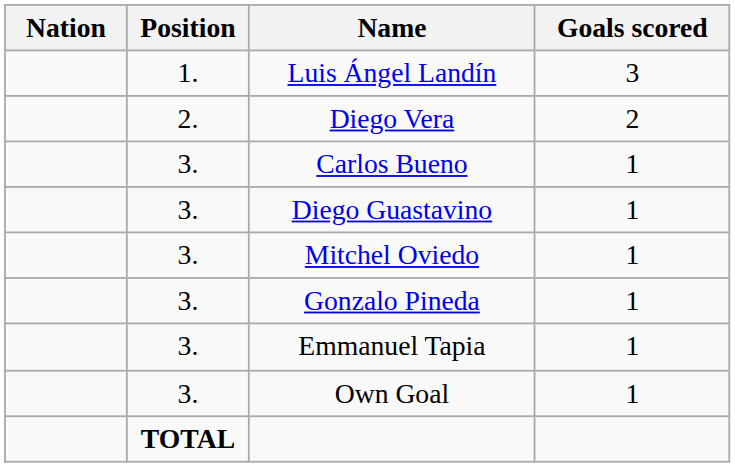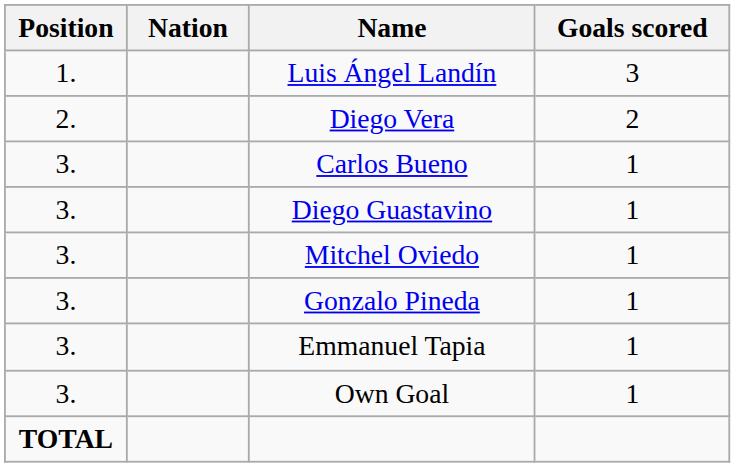columns swapped: (188, 27) <-> (66, 27)
